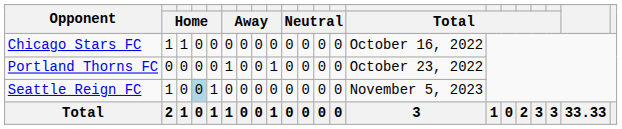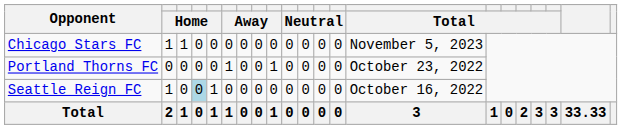(416, 45) October 16, 2022 -> (416, 45) November 5, 2023
(416, 91) November 5, 2023 -> (416, 91) October 16, 2022
